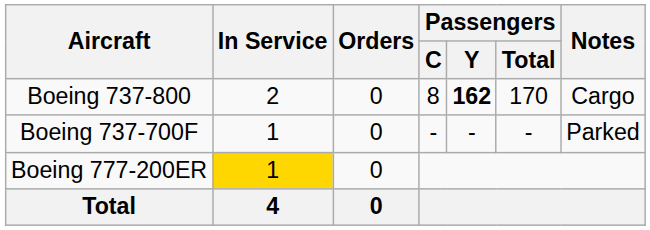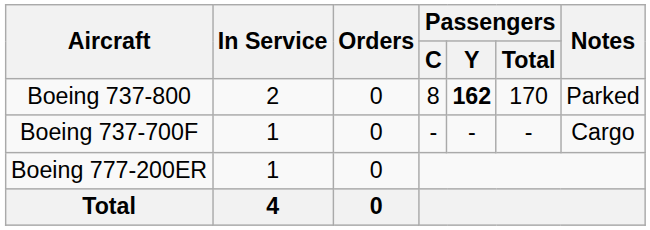(603, 96) Cargo -> (603, 96) Parked
(603, 133) Parked -> (603, 133) Cargo
(273, 170) gold background -> (273, 170) no background
